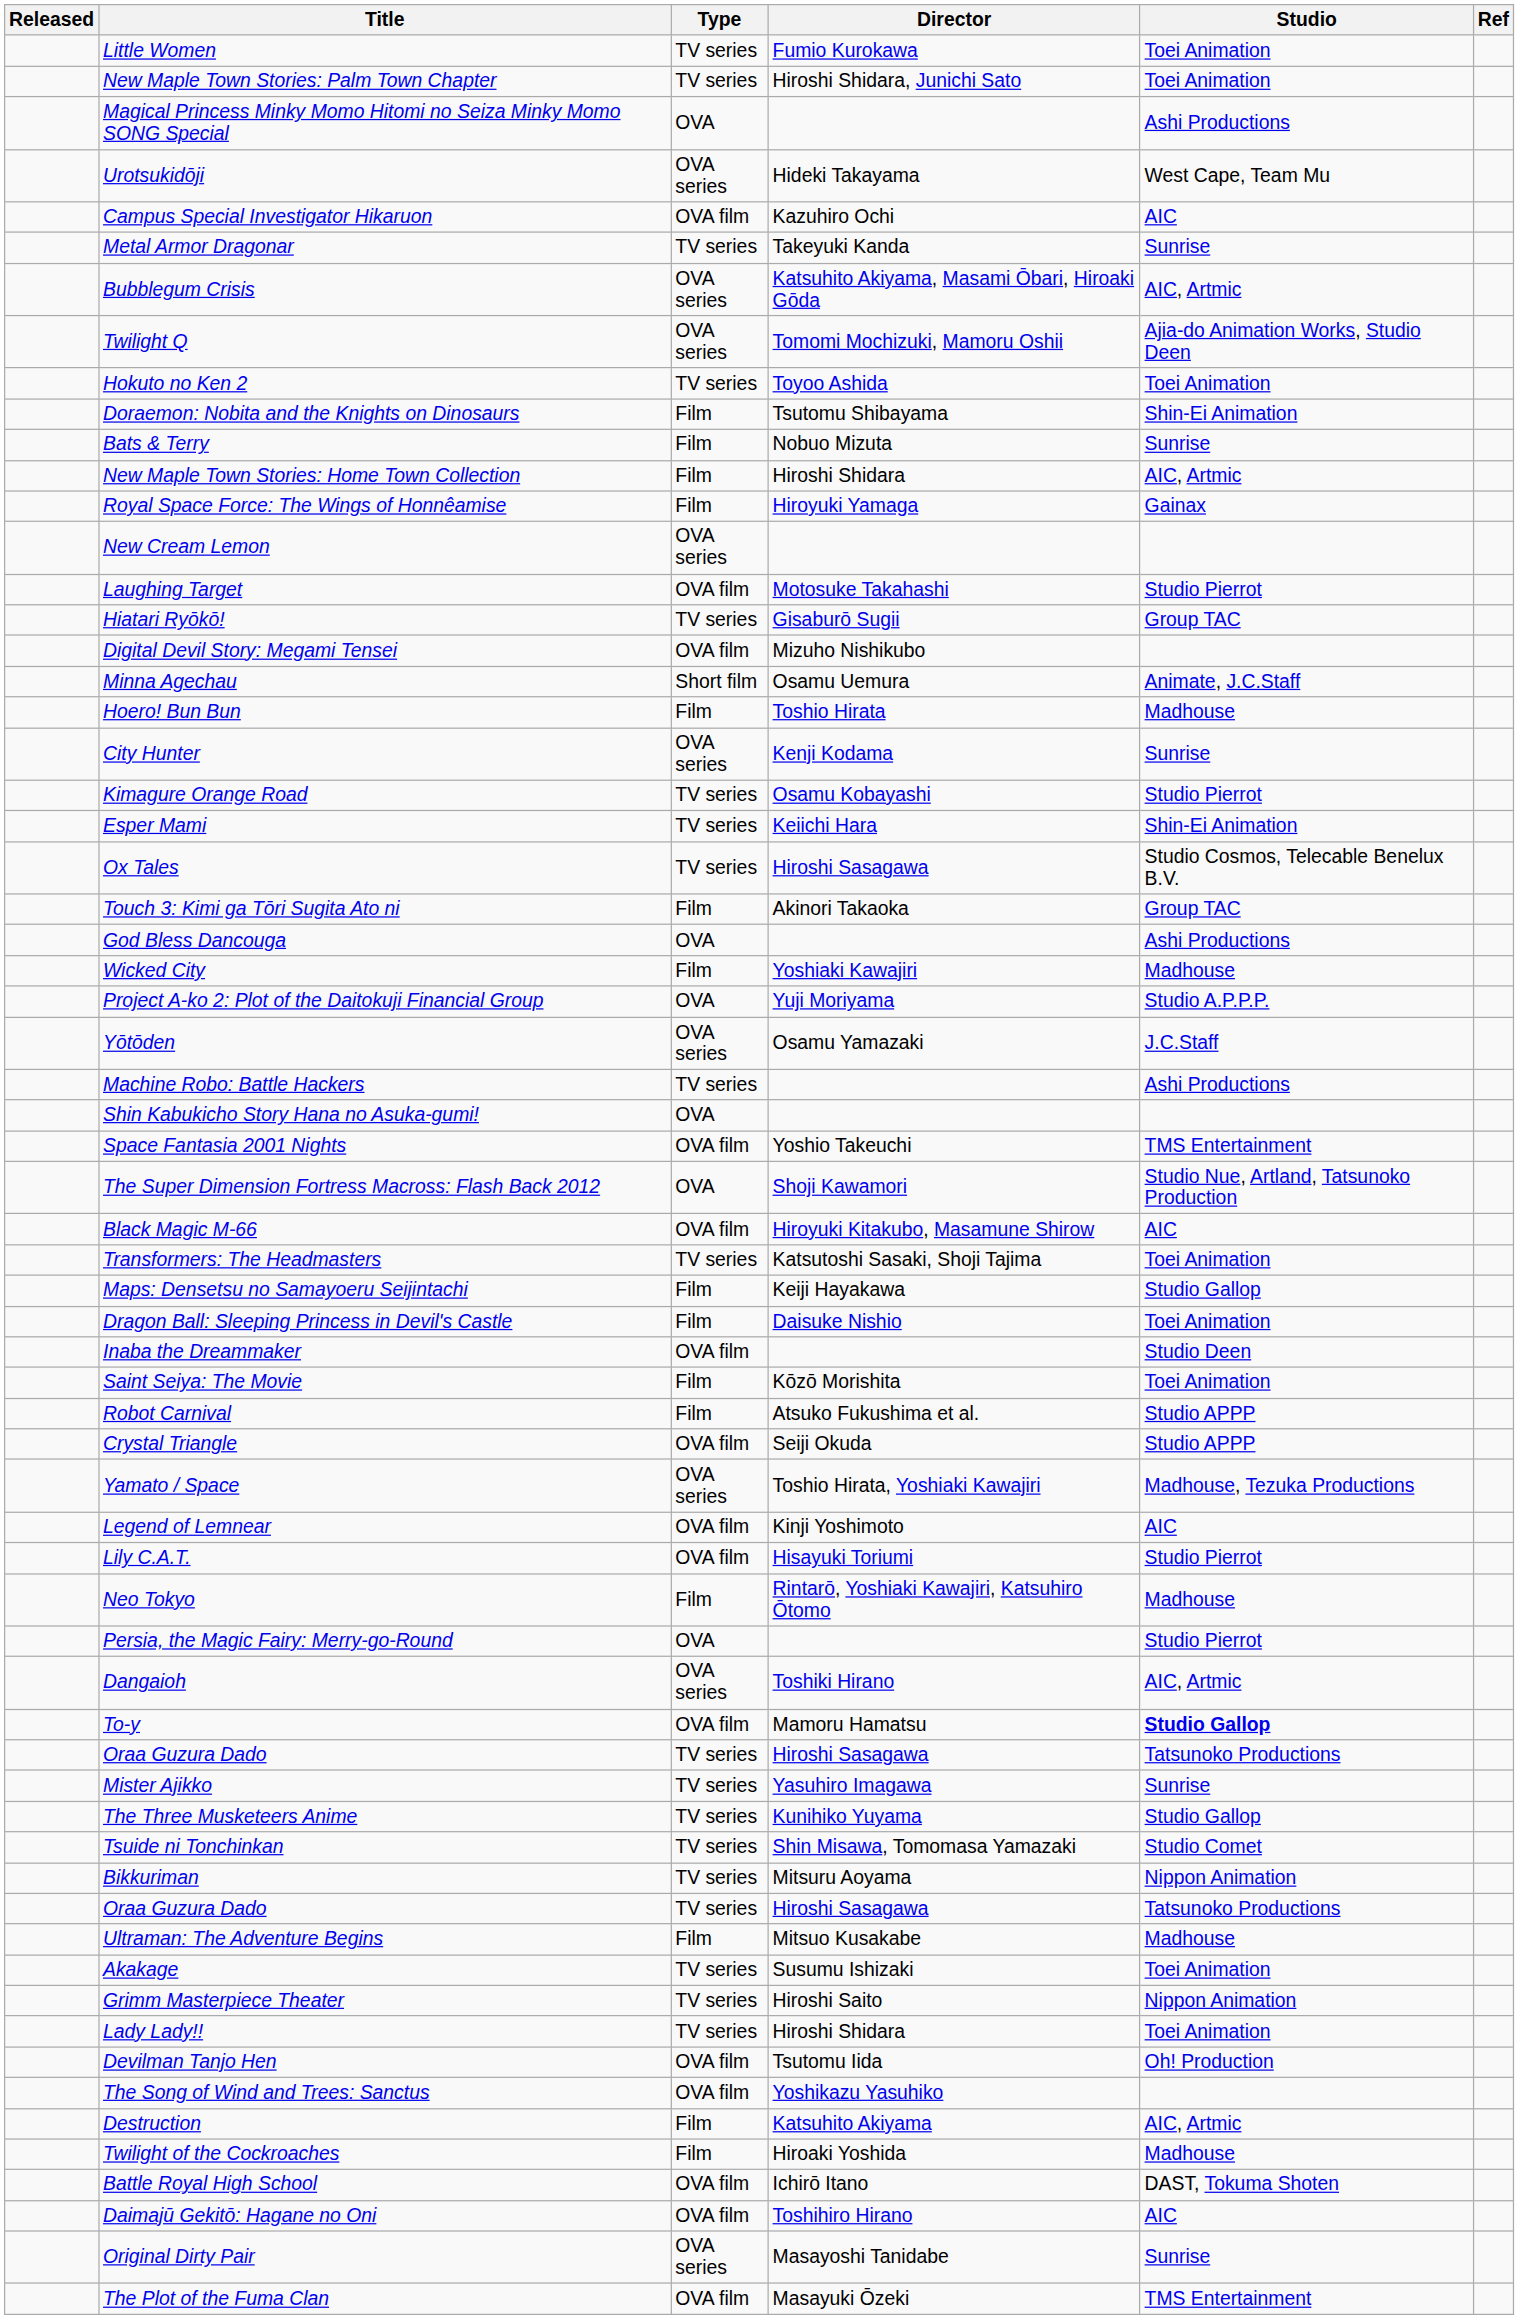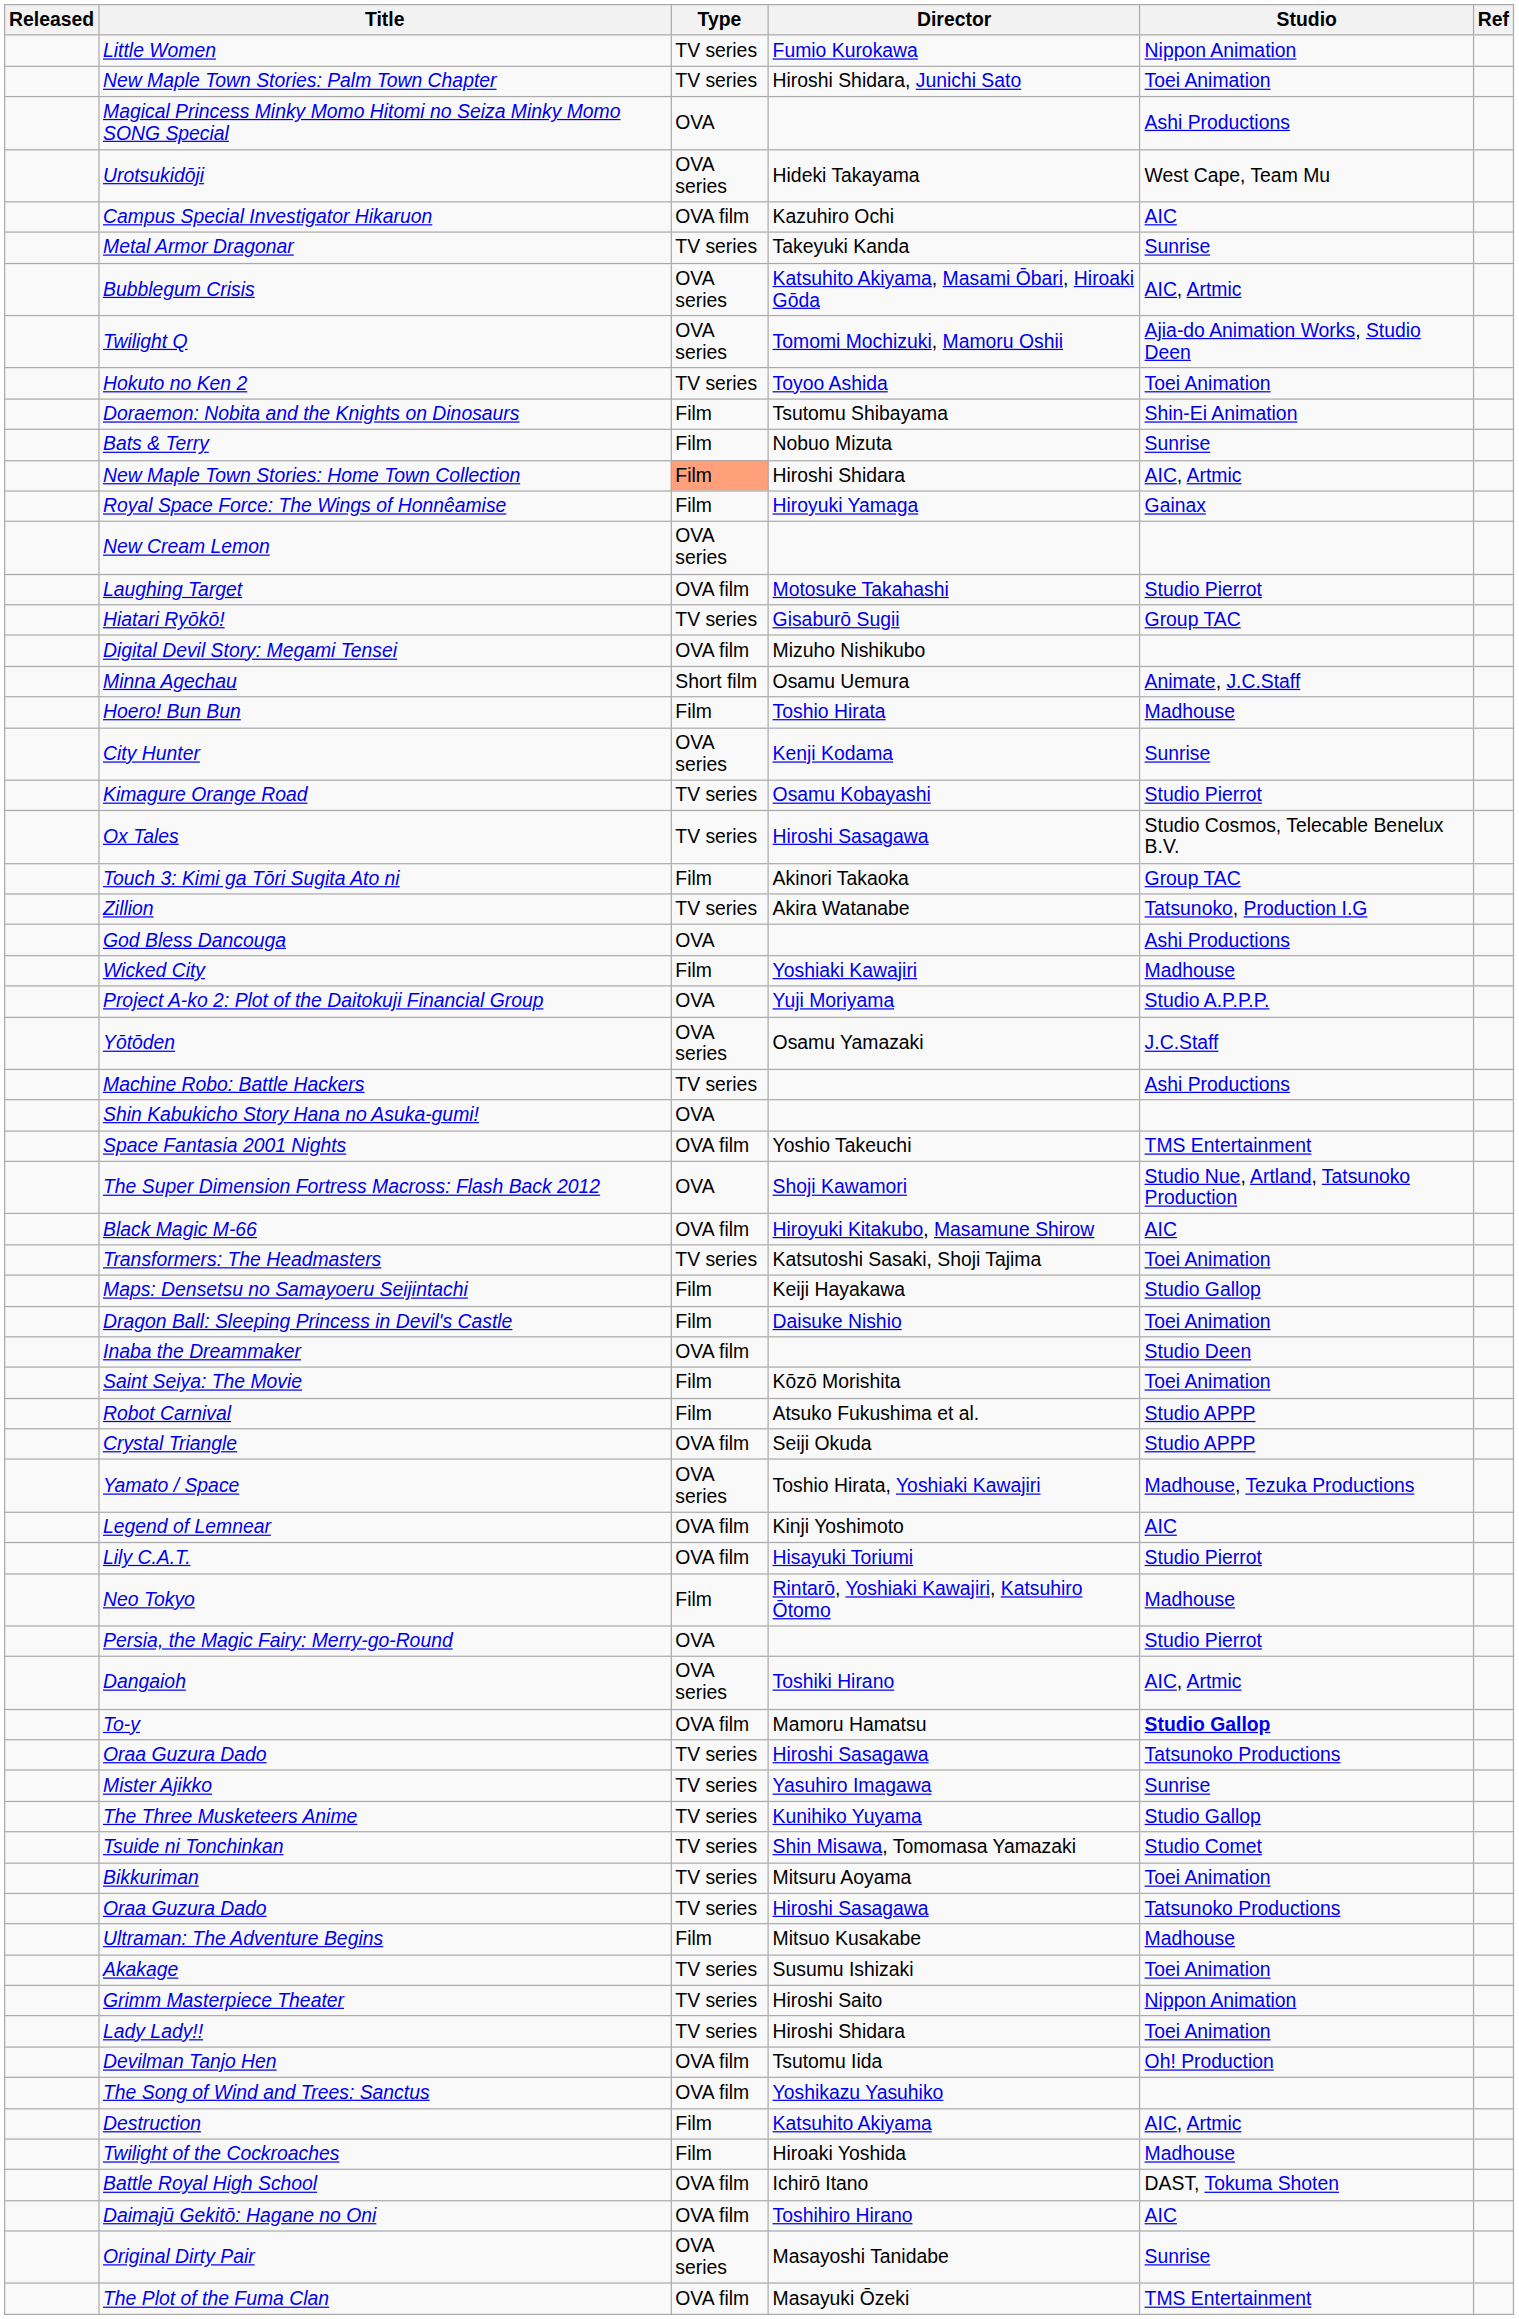(1208, 50) Toei Animation -> (1220, 50) Nippon Animation
(694, 475) no background -> (694, 475) lightsalmon background
- row: (155, 826)
+ row: (128, 909)
(1220, 1877) Nippon Animation -> (1208, 1877) Toei Animation
